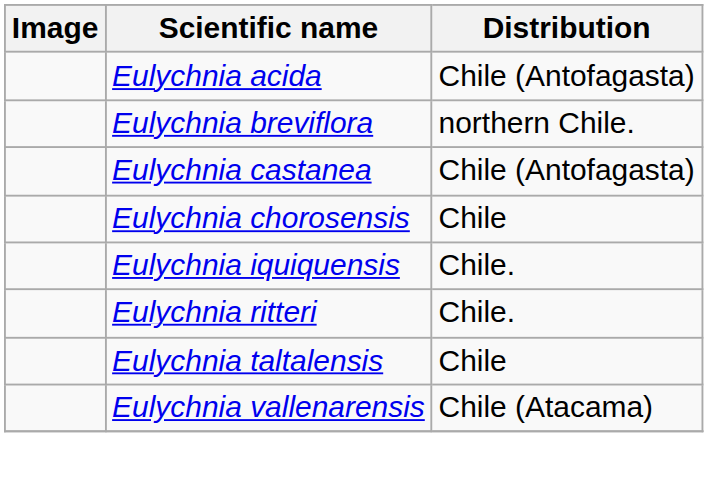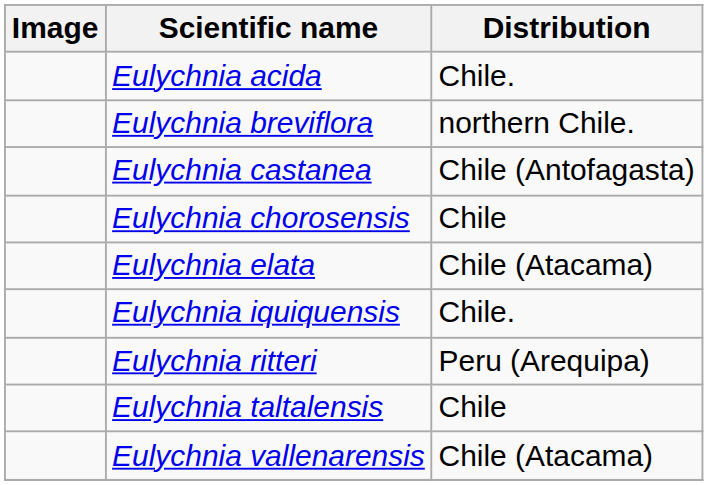(567, 75) Chile (Antofagasta) -> (477, 75) Chile.
+ row: (214, 265)
(477, 312) Chile. -> (544, 360) Peru (Arequipa)
